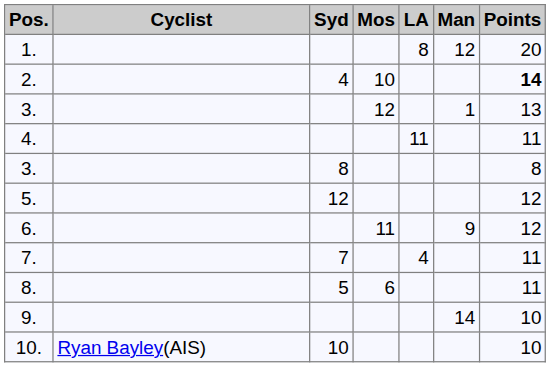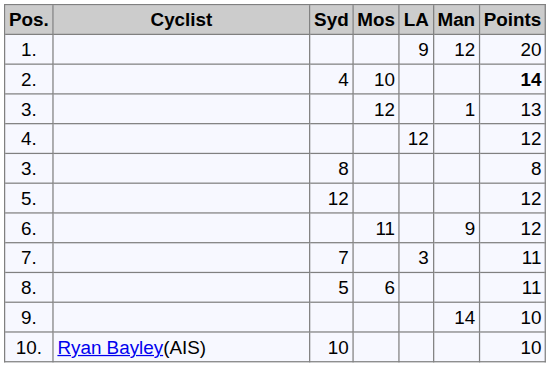(424, 49) 8 -> (424, 49) 9
(419, 139) 11 -> (418, 139) 12
(532, 139) 11 -> (531, 139) 12
(424, 258) 4 -> (424, 258) 3
